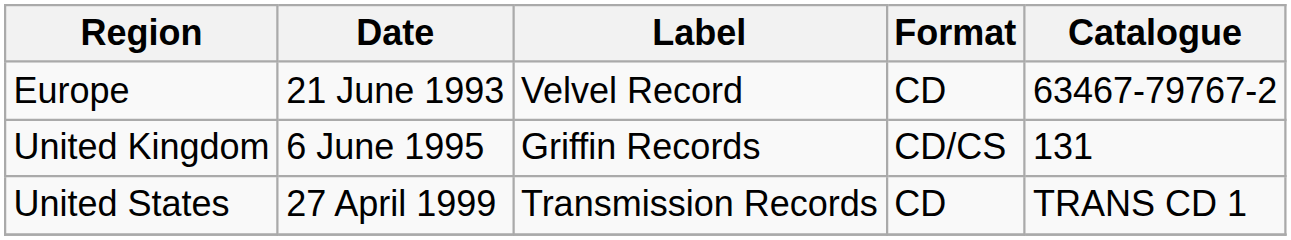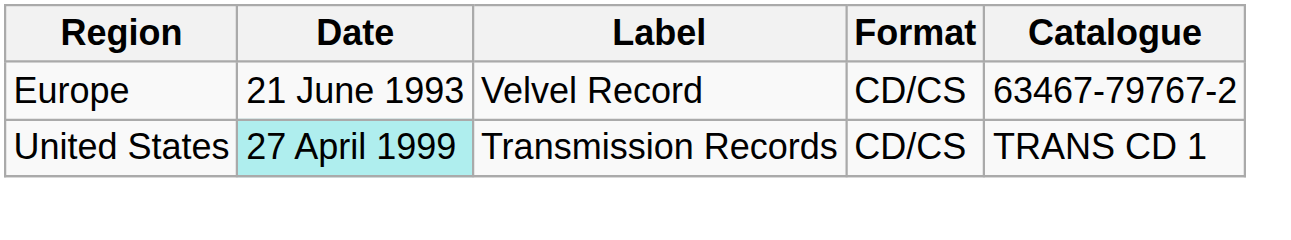(920, 90) CD -> (910, 90) CD/CS
- row: (141, 147)
(391, 204) no background -> (351, 147) paleturquoise background
(920, 204) CD -> (910, 147) CD/CS
